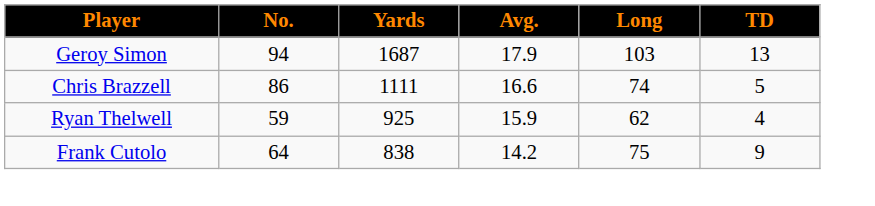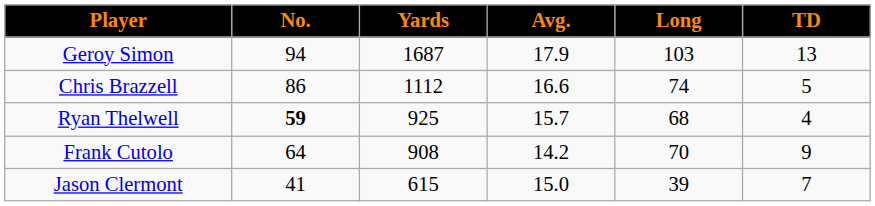(399, 86) 1111 -> (423, 86) 1112
(279, 119) normal -> (296, 119) bold
(519, 119) 15.9 -> (551, 119) 15.7
(639, 119) 62 -> (679, 119) 68
(399, 151) 838 -> (423, 151) 908
(639, 151) 75 -> (679, 151) 70
+ row: (118, 184)
